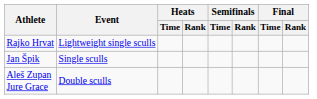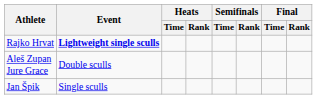(107, 43) normal -> (109, 43) bold
rows swapped: (23, 59) <-> (29, 81)
